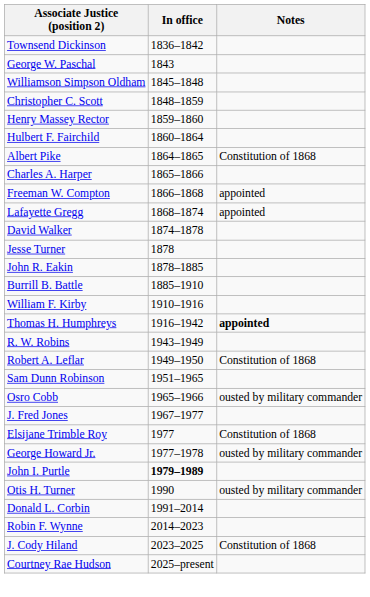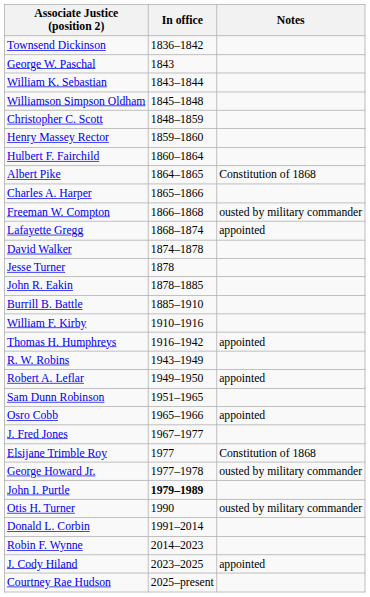+ row: (57, 82)
(242, 193) appointed -> (291, 212) ousted by military commander
(244, 323) bold -> (242, 341) normal
(267, 360) Constitution of 1868 -> (242, 378) appointed
(291, 397) ousted by military commander -> (242, 415) appointed
(267, 545) Constitution of 1868 -> (242, 564) appointed
